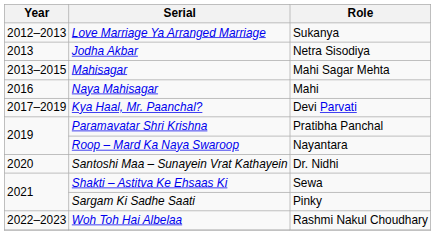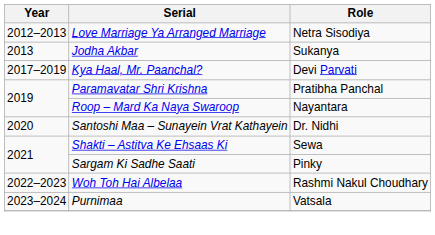(316, 32) Sukanya -> (331, 32) Netra Sisodiya
(331, 51) Netra Sisodiya -> (316, 51) Sukanya
- row: (99, 70)
- row: (115, 88)
+ row: (97, 201)
